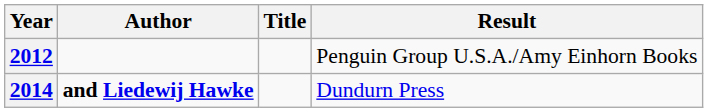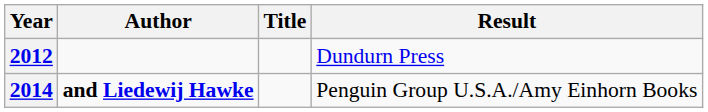(507, 55) Penguin Group U.S.A./Amy Einhorn Books -> (380, 55) Dundurn Press
(380, 90) Dundurn Press -> (507, 90) Penguin Group U.S.A./Amy Einhorn Books
